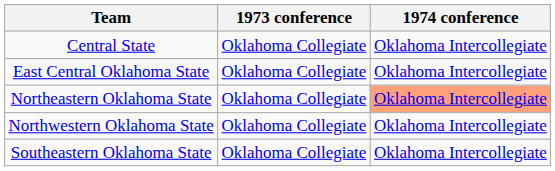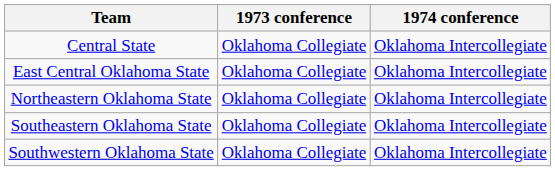(460, 98) lightsalmon background -> (460, 98) no background
- row: (111, 125)
+ row: (111, 152)
